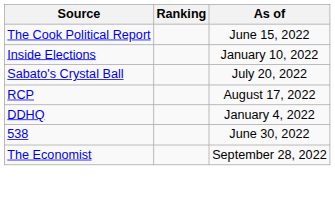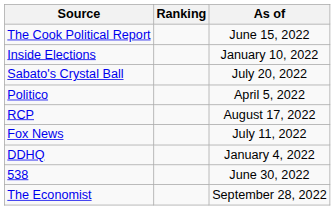+ row: (28, 94)
+ row: (35, 134)
